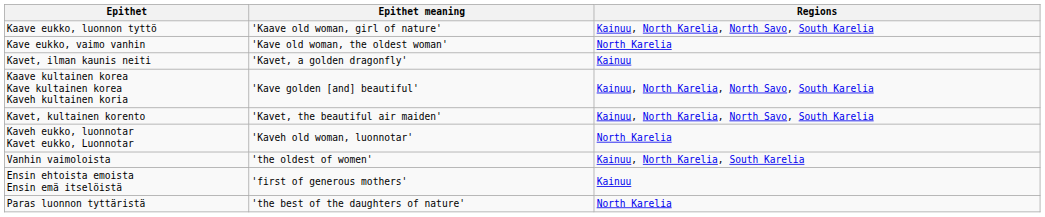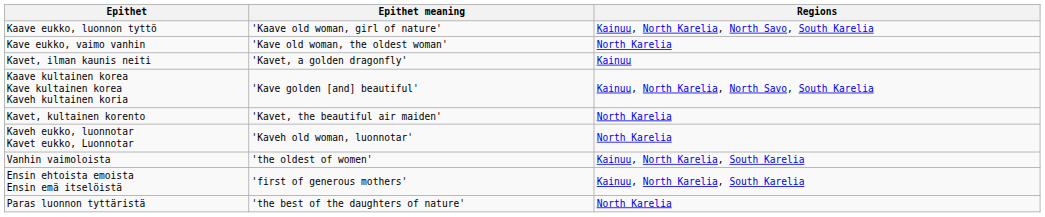(735, 116) Kainuu, North Karelia, North Savo, South Karelia -> (634, 116) North Karelia
(614, 181) Kainuu -> (701, 181) Kainuu, North Karelia, South Karelia
